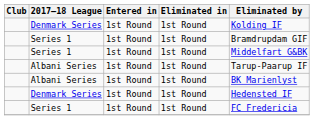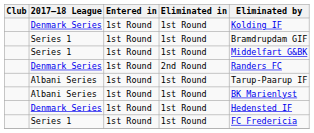+ row: (66, 66)
